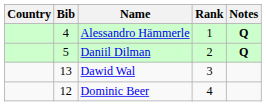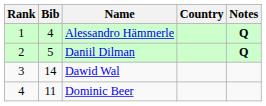columns swapped: (209, 14) <-> (29, 14)
(66, 71) 13 -> (50, 71) 14
(66, 91) 12 -> (50, 91) 11
